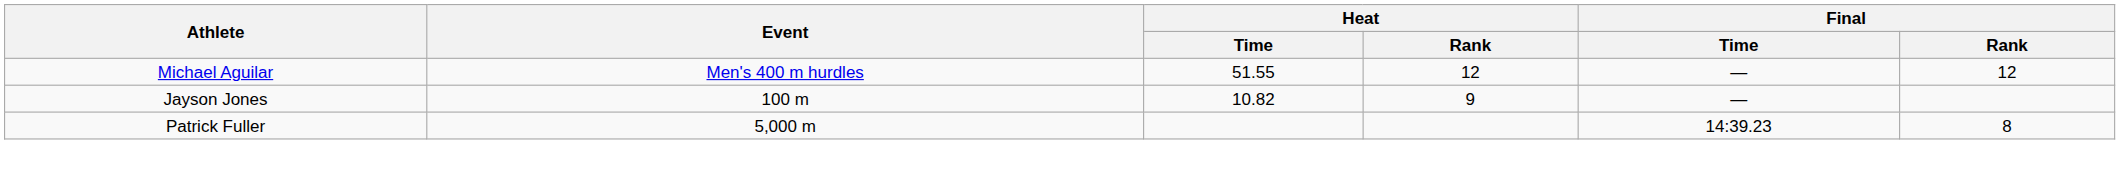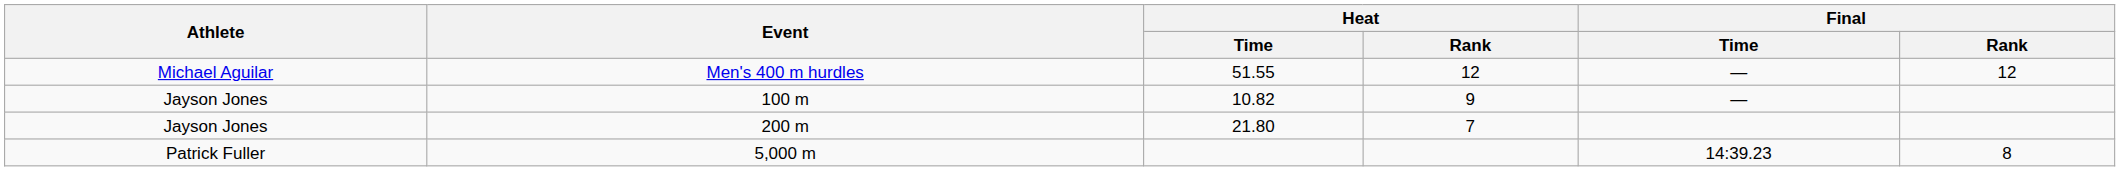+ row: (785, 126)
